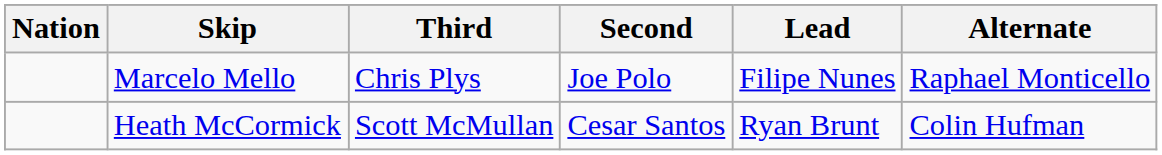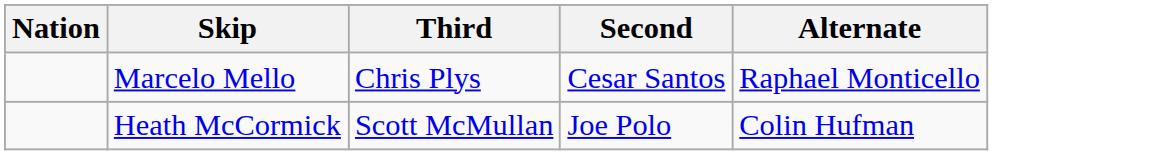- column: (817, 28)
(619, 76) Joe Polo -> (646, 76) Cesar Santos
(646, 125) Cesar Santos -> (619, 125) Joe Polo
